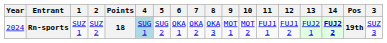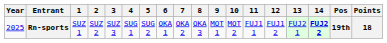columns swapped: (374, 11) <-> (120, 11)
(15, 28) 2024 -> (15, 28) 2025
(144, 28) lightblue background -> (131, 28) no background
